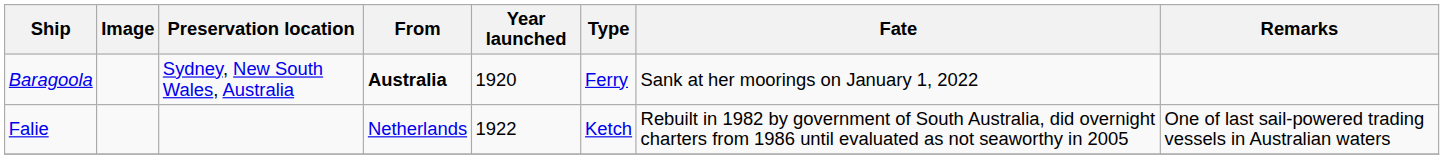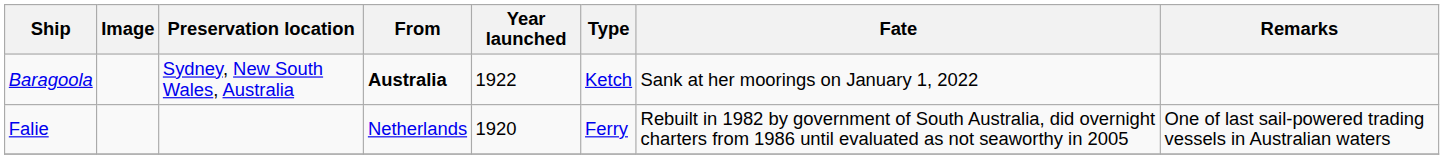(496, 79) 1920 -> (496, 79) 1922
(607, 79) Ferry -> (609, 79) Ketch
(496, 129) 1922 -> (496, 129) 1920
(609, 129) Ketch -> (607, 129) Ferry
